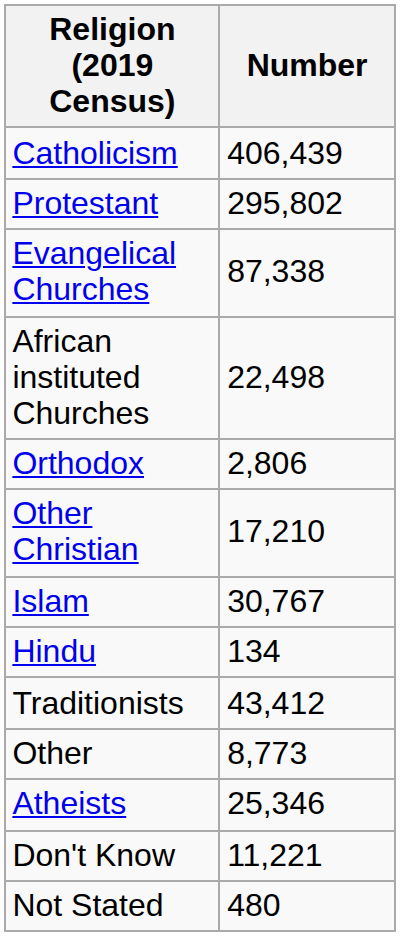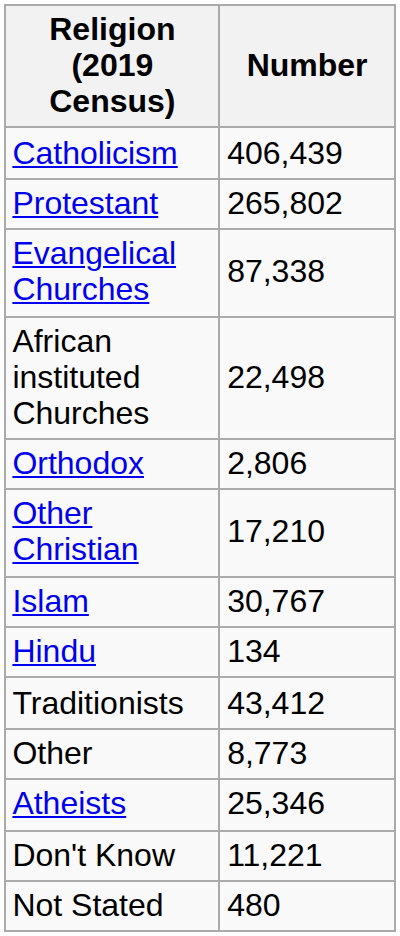(285, 203) 295,802 -> (285, 203) 265,802
